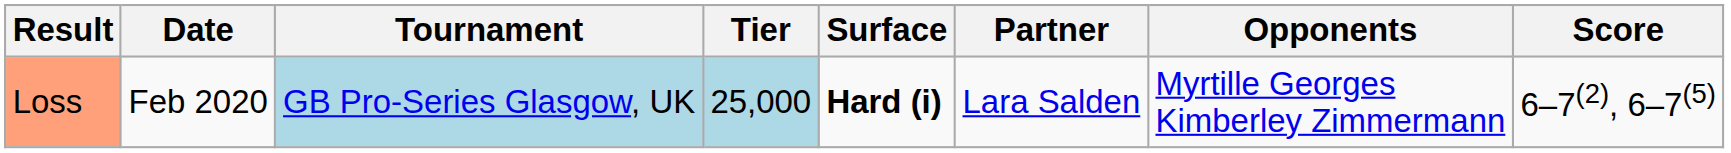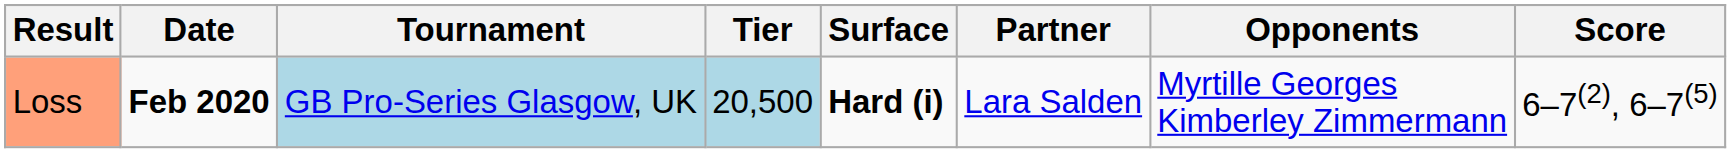(198, 101) normal -> (199, 101) bold
(761, 101) 25,000 -> (763, 101) 20,500
